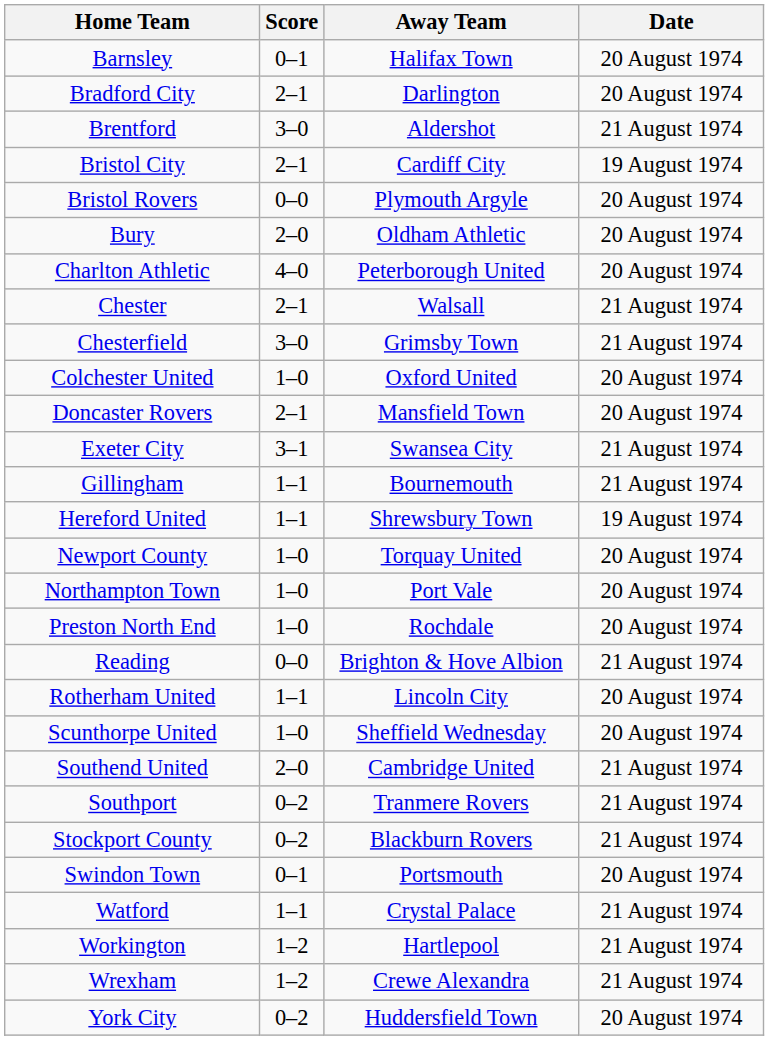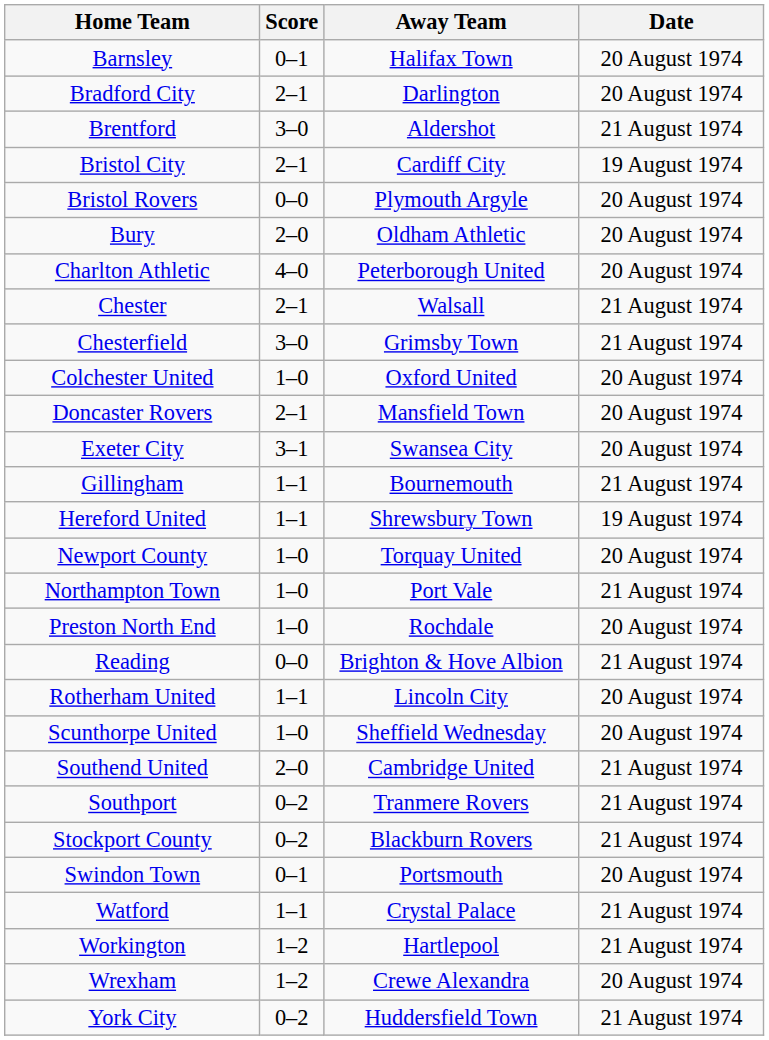(671, 448) 21 August 1974 -> (671, 448) 20 August 1974
(671, 590) 20 August 1974 -> (671, 590) 21 August 1974
(671, 981) 21 August 1974 -> (671, 981) 20 August 1974
(671, 1016) 20 August 1974 -> (671, 1016) 21 August 1974
